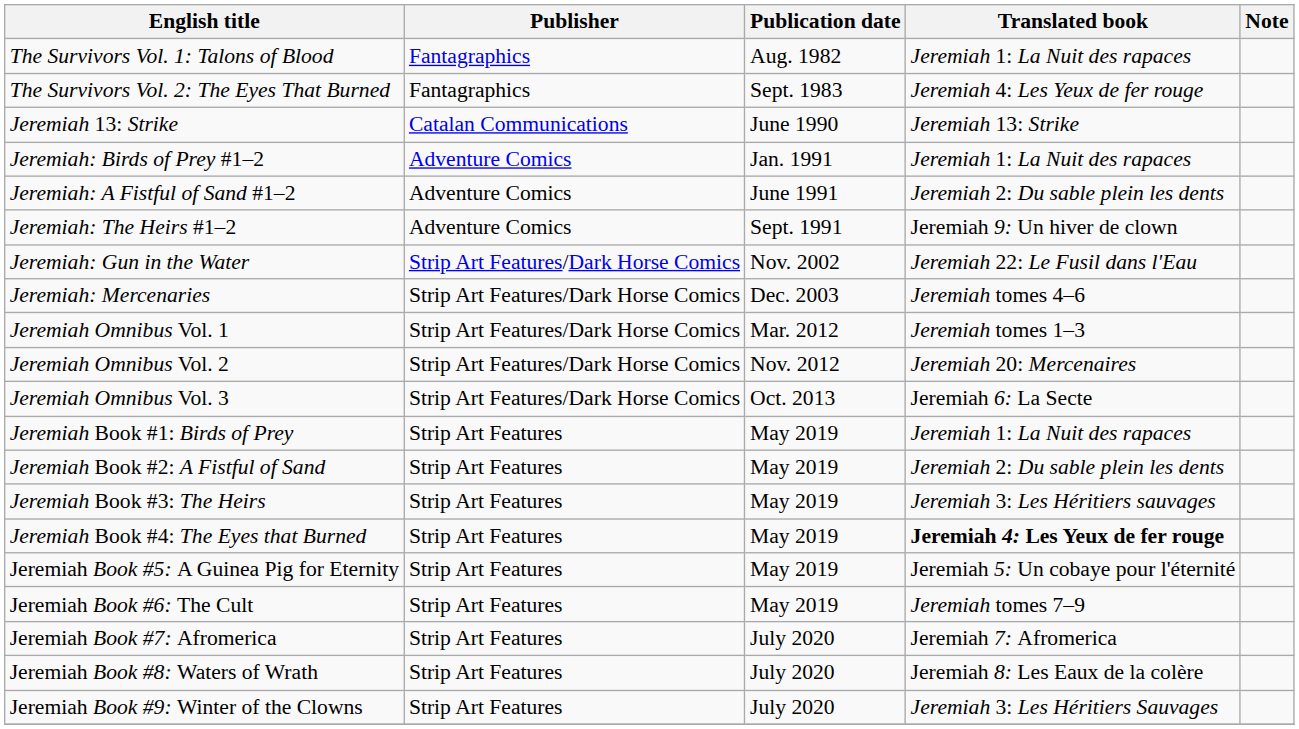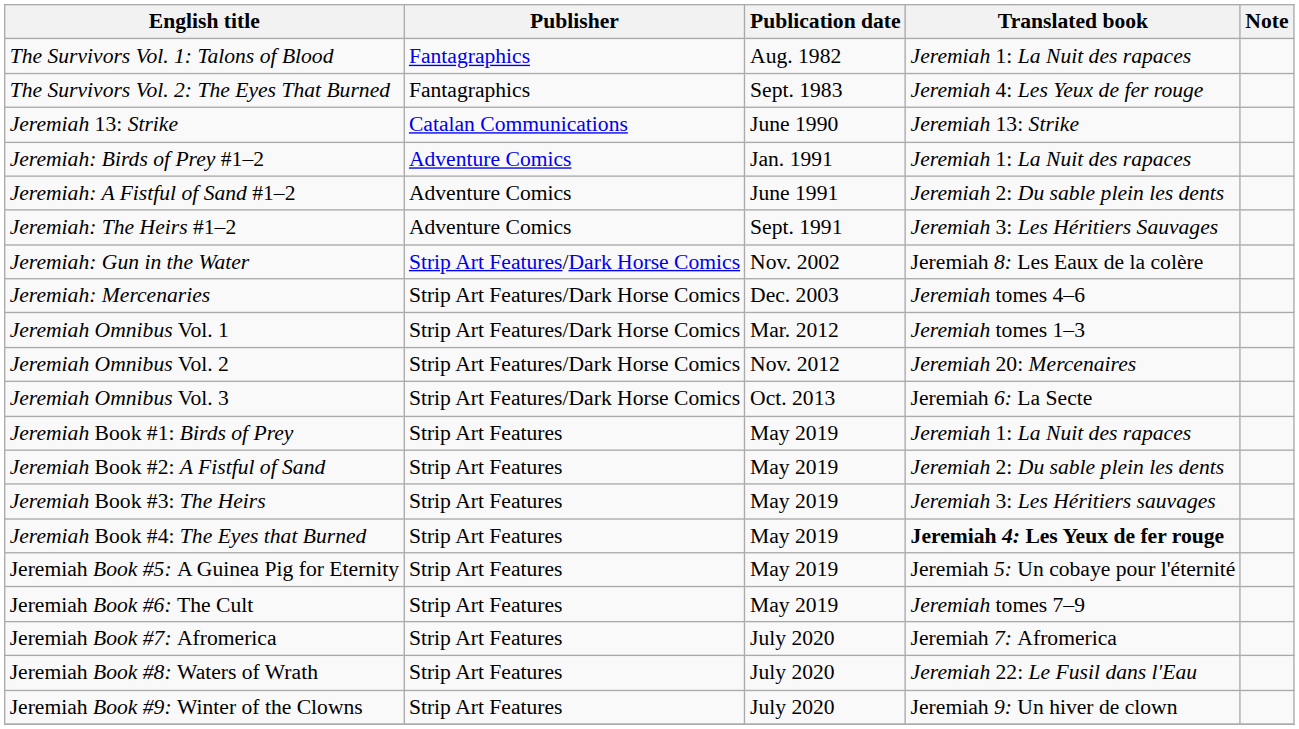(1044, 227) Jeremiah 9: Un hiver de clown -> (1064, 227) Jeremiah 3: Les Héritiers Sauvages
(1054, 261) Jeremiah 22: Le Fusil dans l'Eau -> (1057, 261) Jeremiah 8: Les Eaux de la colère
(1057, 672) Jeremiah 8: Les Eaux de la colère -> (1054, 672) Jeremiah 22: Le Fusil dans l'Eau
(1064, 706) Jeremiah 3: Les Héritiers Sauvages -> (1044, 706) Jeremiah 9: Un hiver de clown
